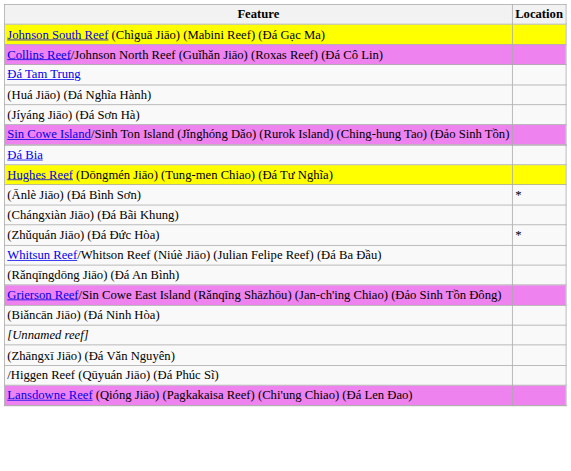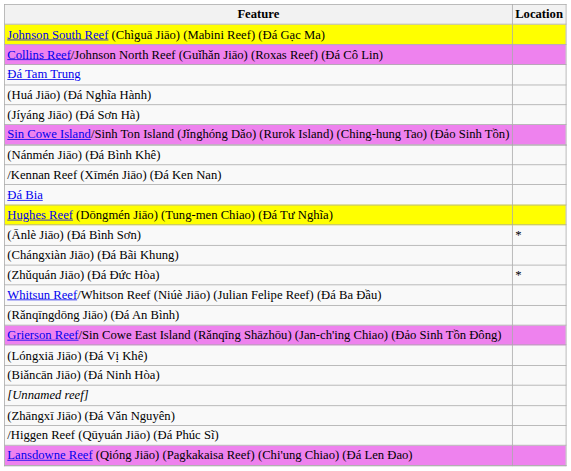+ row: (84, 154)
+ row: (114, 174)
+ row: (77, 355)
